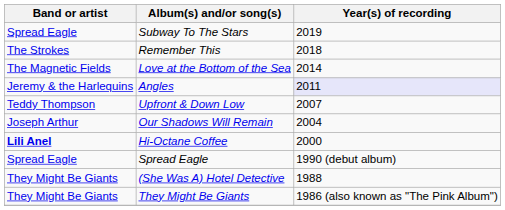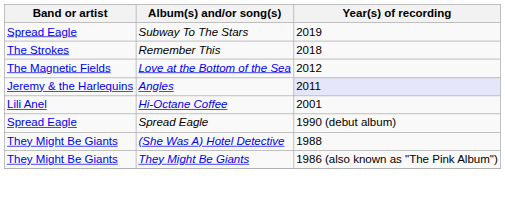(309, 68) 2014 -> (309, 68) 2012
- row: (191, 104)
- row: (206, 123)
(29, 141) bold -> (27, 104) normal
(309, 141) 2000 -> (309, 104) 2001
